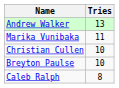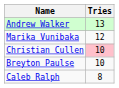(100, 37) 11 -> (100, 37) 12
(100, 50) no background -> (100, 50) pink background
